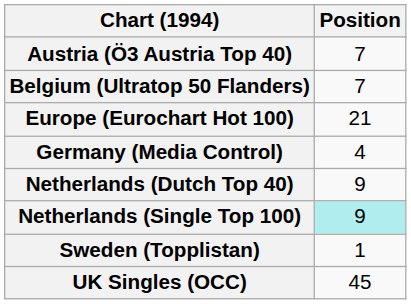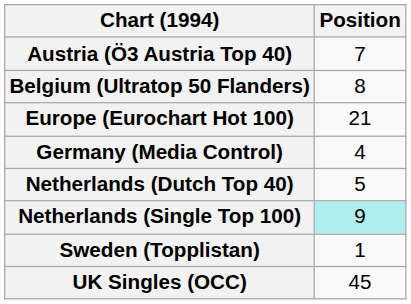(360, 86) 7 -> (360, 86) 8
(360, 184) 9 -> (360, 184) 5
